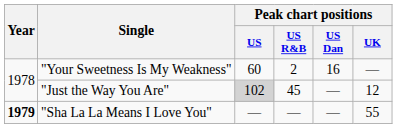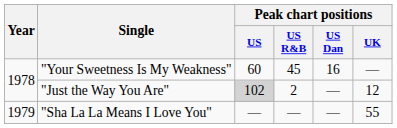(294, 69) 2 -> (294, 69) 45
(294, 90) 45 -> (294, 90) 2
(21, 112) bold -> (21, 112) normal
